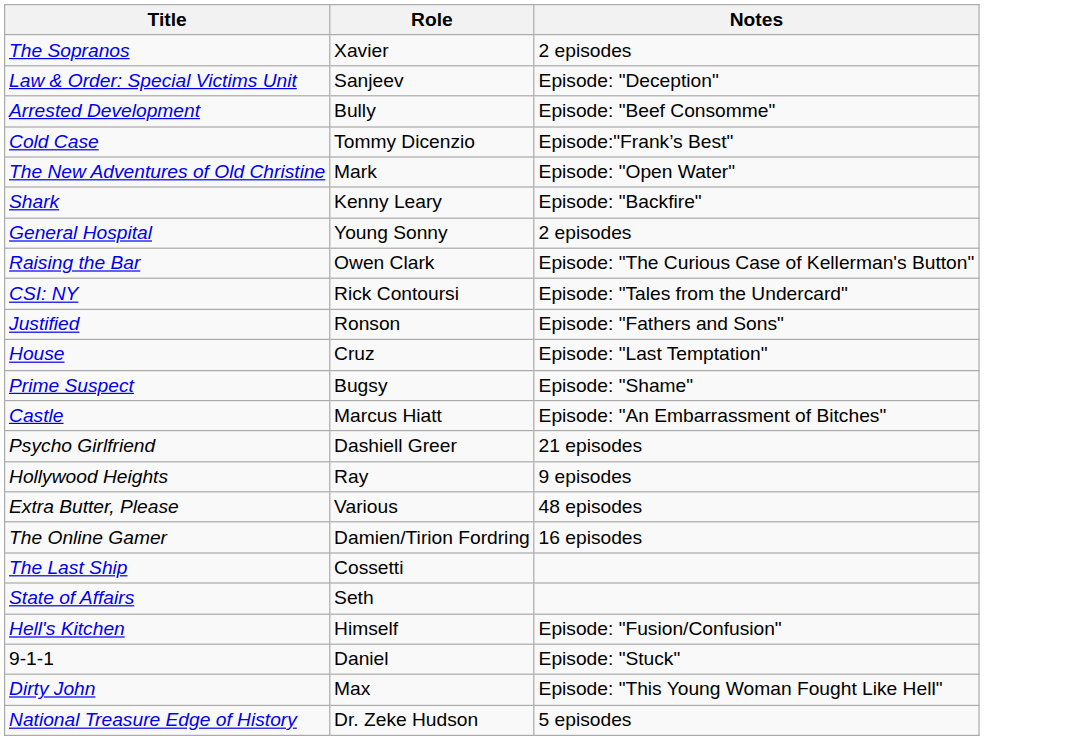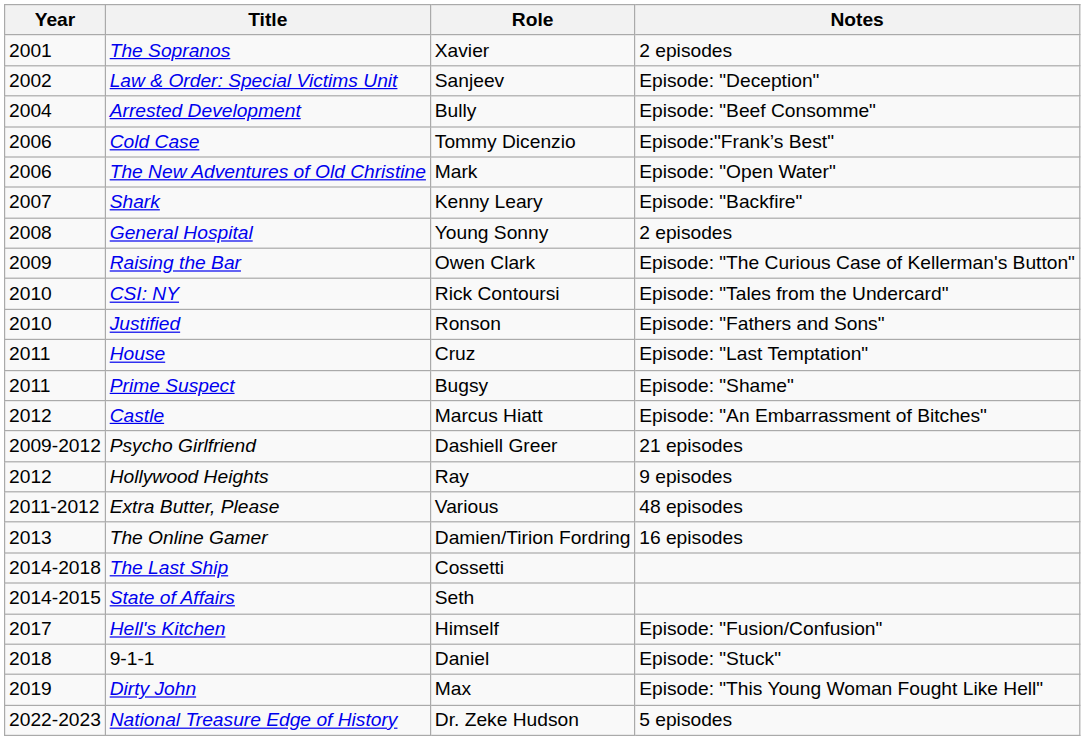+ column: (55, 19)
